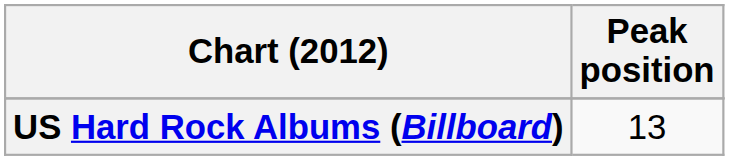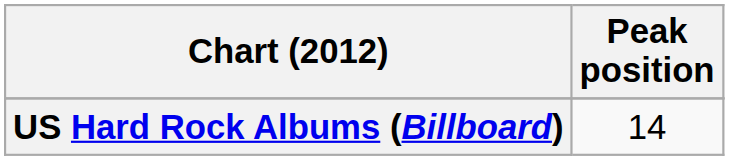(647, 126) 13 -> (647, 126) 14
